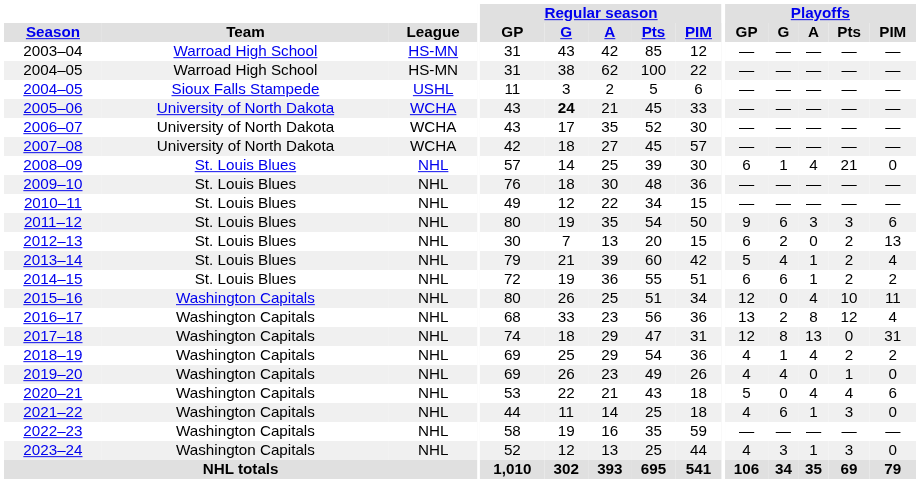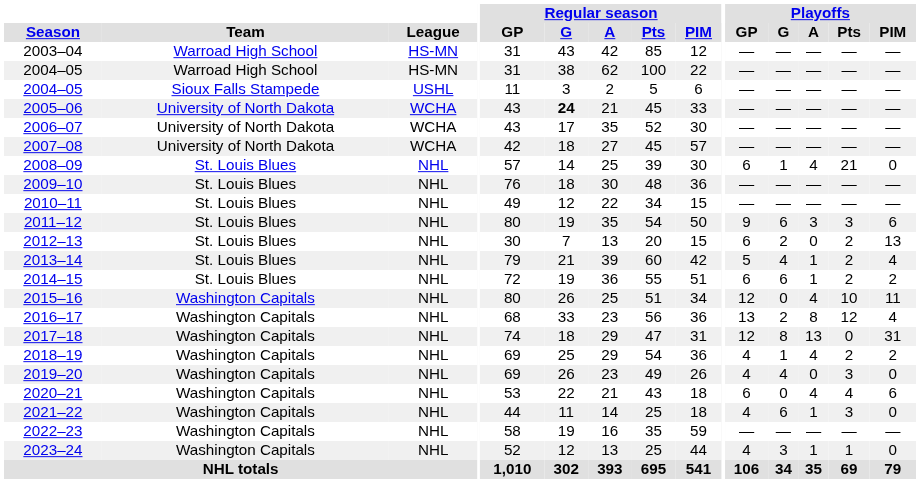(849, 374) 1 -> (849, 374) 3
(747, 393) 5 -> (747, 393) 6
(849, 450) 3 -> (849, 450) 1
